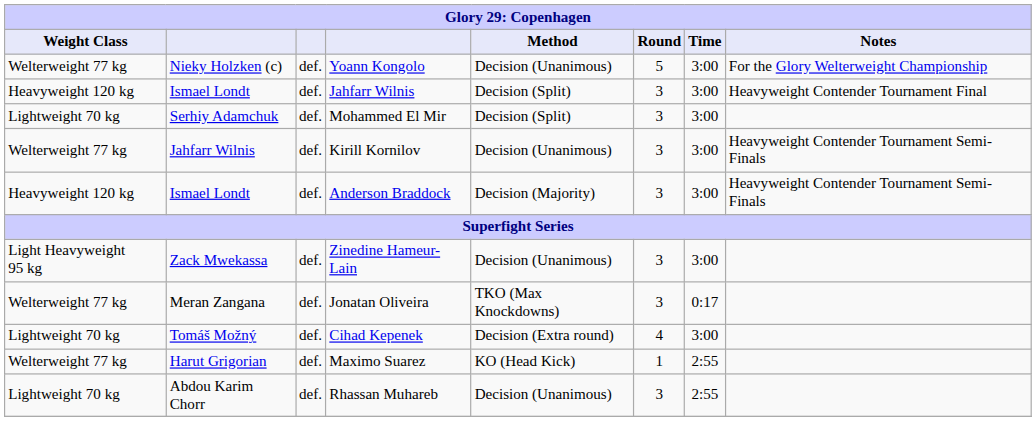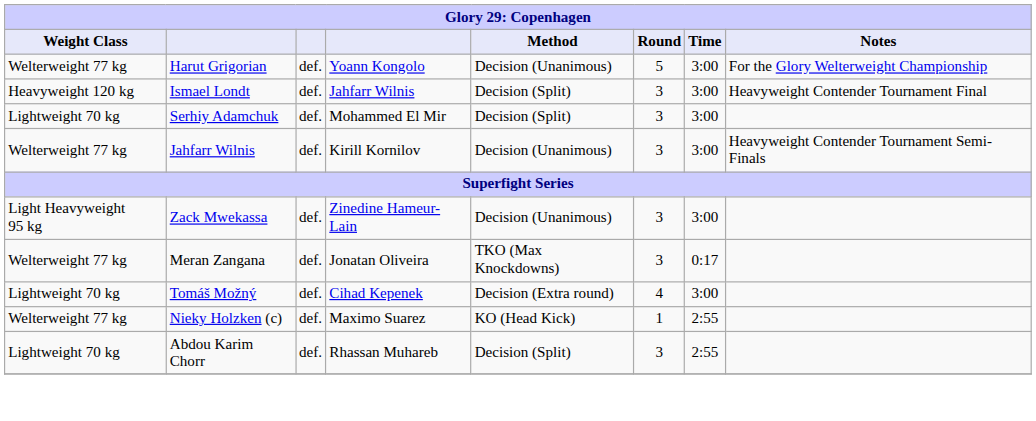(226, 66) Nieky Holzken (c) -> (218, 66) Harut Grigorian
- row: (390, 192)
(218, 361) Harut Grigorian -> (226, 318) Nieky Holzken (c)
(543, 395) Decision (Unanimous) -> (523, 352) Decision (Split)
